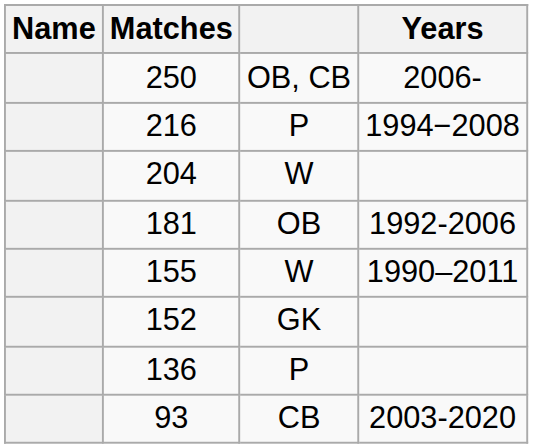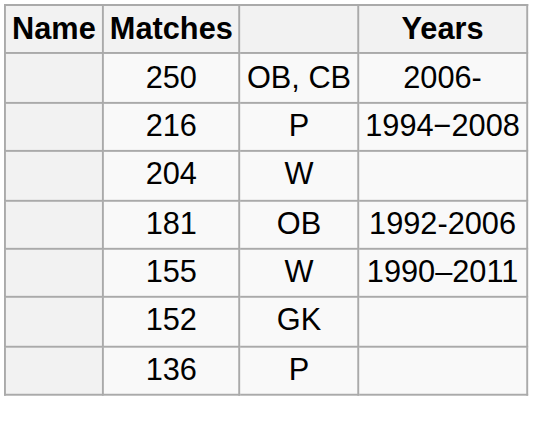- row: (171, 418)
